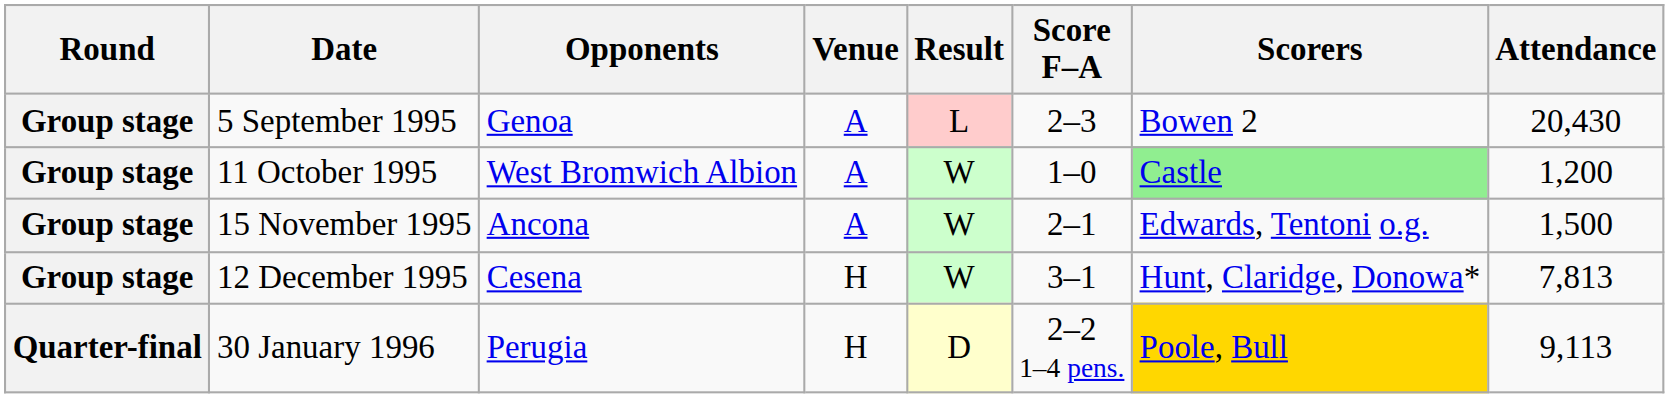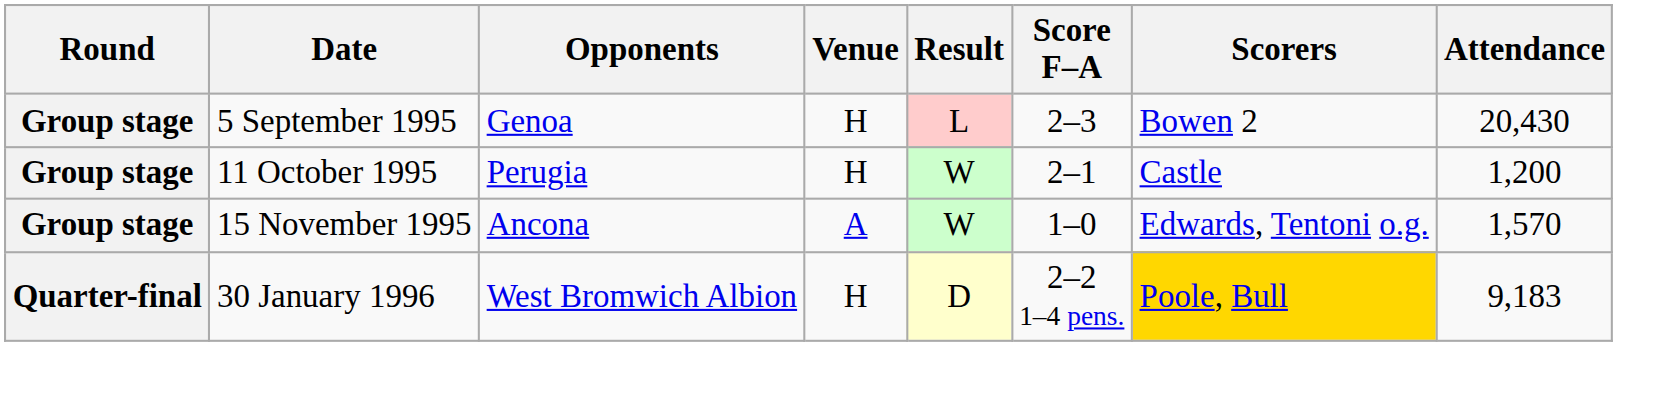(856, 119) A -> (856, 119) H
(642, 172) West Bromwich Albion -> (537, 172) Perugia
(856, 172) A -> (856, 172) H
(1072, 172) 1–0 -> (1072, 172) 2–1
(1181, 172) lightgreen background -> (1181, 172) no background
(1072, 224) 2–1 -> (1072, 224) 1–0
(1576, 224) 1,500 -> (1524, 224) 1,570
- row: (342, 276)
(537, 347) Perugia -> (642, 295) West Bromwich Albion
(1576, 347) 9,113 -> (1524, 295) 9,183
